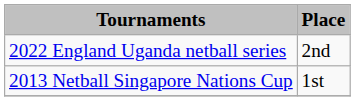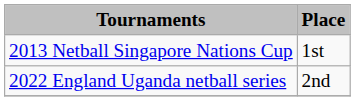rows swapped: (151, 80) <-> (148, 50)
